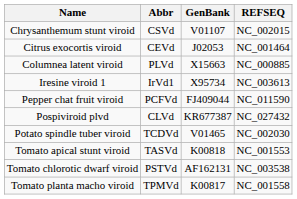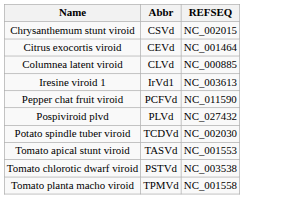- column: (208, 13)
(161, 64) PLVd -> (161, 64) CLVd
(161, 116) CLVd -> (161, 116) PLVd
